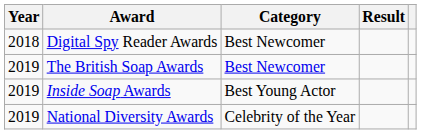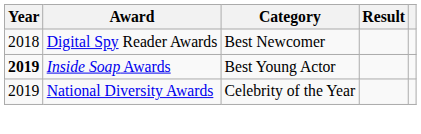- row: (125, 66)
(24, 91) normal -> (24, 66) bold
